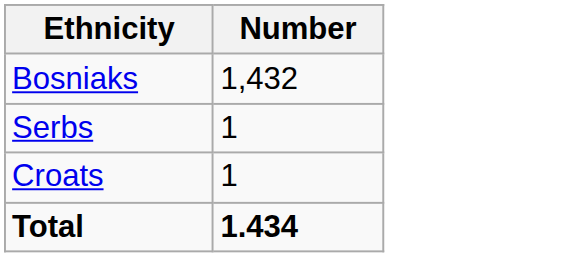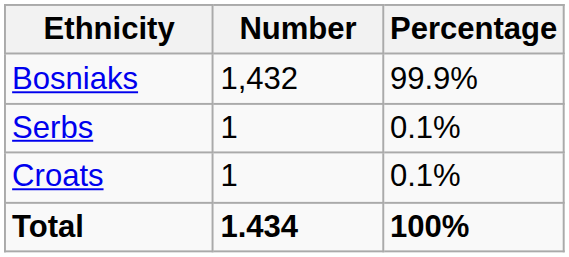+ column: (474, 29)
